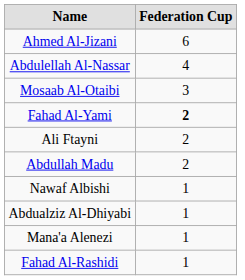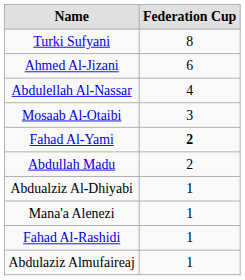+ row: (72, 41)
- row: (70, 139)
- row: (70, 188)
+ row: (72, 262)
